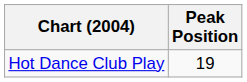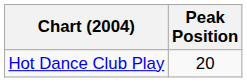(205, 63) 19 -> (205, 63) 20
